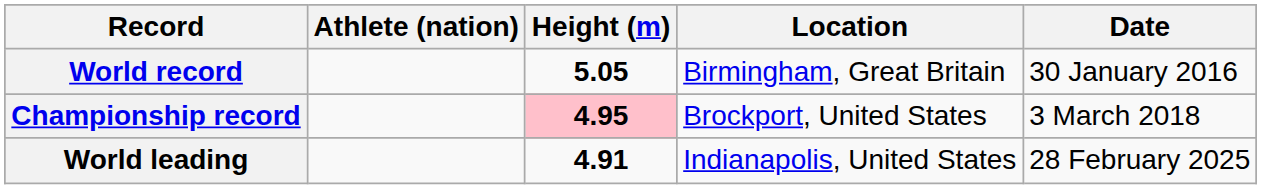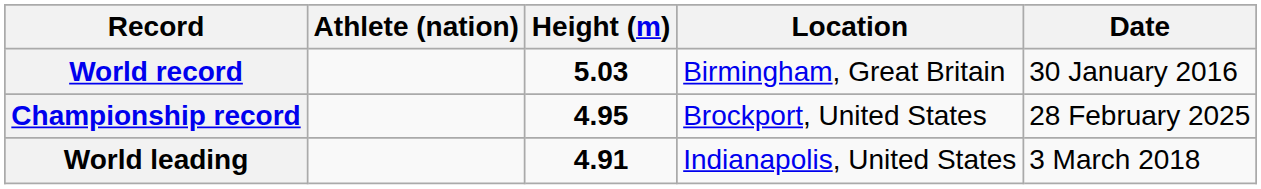(601, 71) 5.05 -> (601, 71) 5.03
(601, 115) pink background -> (601, 115) no background
(1115, 115) 3 March 2018 -> (1140, 115) 28 February 2025
(1140, 159) 28 February 2025 -> (1115, 159) 3 March 2018
